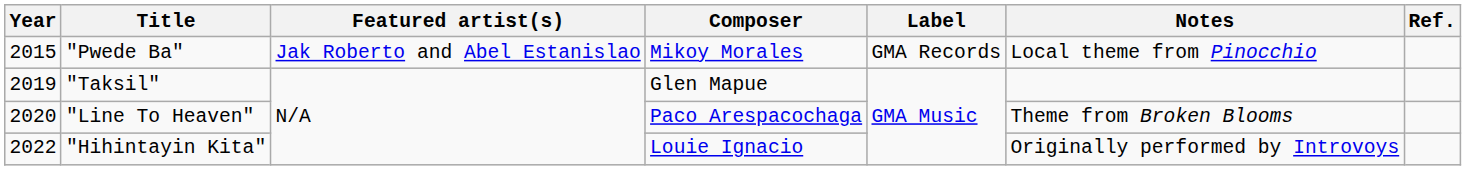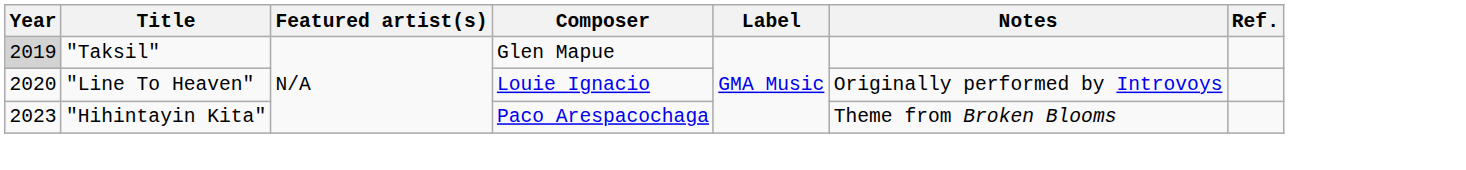- row: (125, 53)
(33, 85) no background -> (33, 53) lightgrey background
(756, 117) Paco Arespacochaga -> (573, 85) Louie Ignacio
(1152, 117) Theme from Broken Blooms -> (1028, 85) Originally performed by Introvoys
(33, 149) 2022 -> (33, 117) 2023
(727, 149) Louie Ignacio -> (603, 117) Paco Arespacochaga
(1205, 149) Originally performed by Introvoys -> (975, 117) Theme from Broken Blooms
